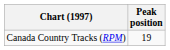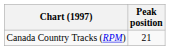(146, 38) 19 -> (146, 38) 21
